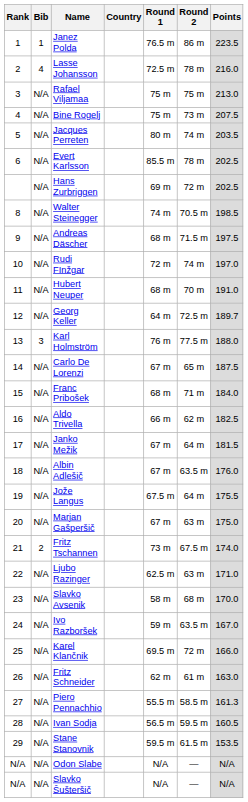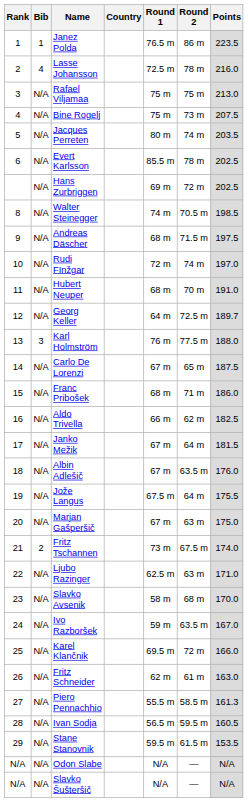(227, 393) 184.0 -> (227, 393) 186.0
